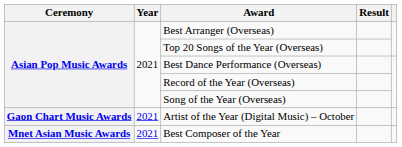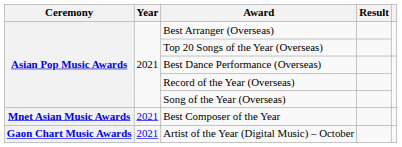rows swapped: (259, 116) <-> (222, 133)
